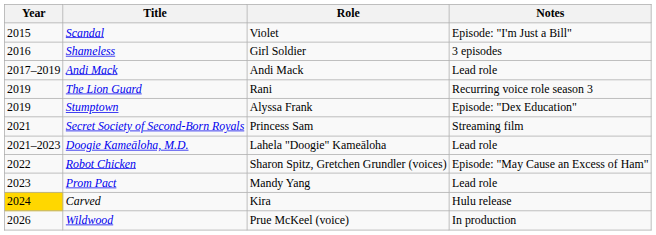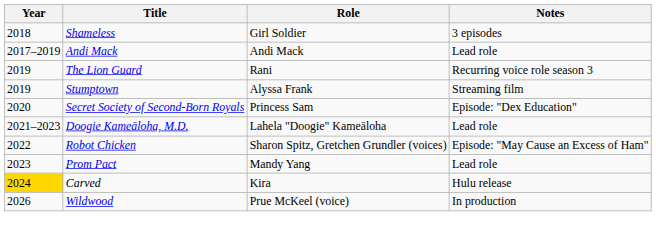- row: (85, 32)
(19, 51) 2016 -> (19, 32) 2018
(514, 107) Episode: "Dex Education" -> (488, 88) Streaming film
(19, 126) 2021 -> (19, 107) 2020
(488, 126) Streaming film -> (514, 107) Episode: "Dex Education"
